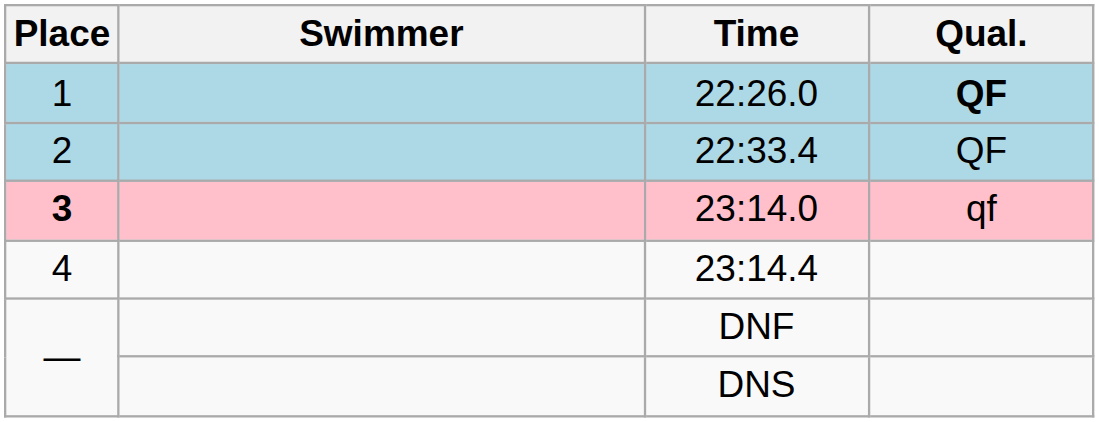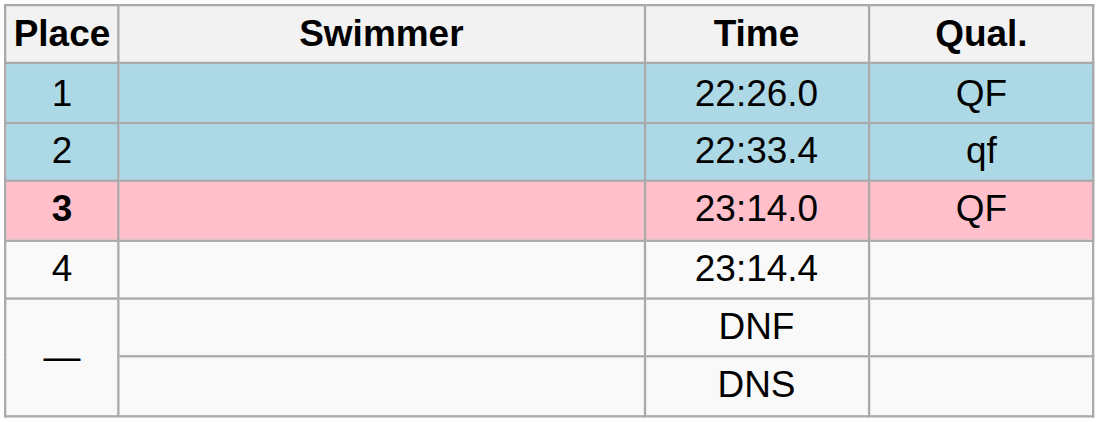(981, 92) bold -> (981, 92) normal
(981, 151) QF -> (981, 151) qf
(981, 209) qf -> (981, 209) QF
